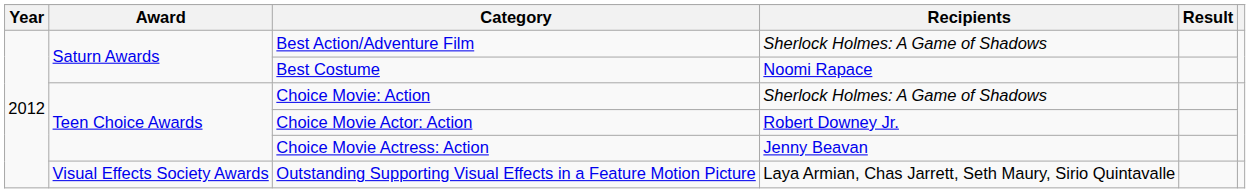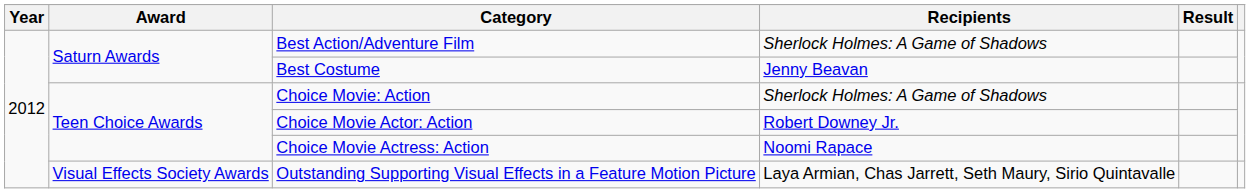(818, 69) Noomi Rapace -> (816, 69) Jenny Beavan
(816, 148) Jenny Beavan -> (818, 148) Noomi Rapace
